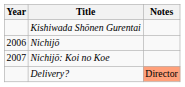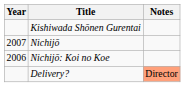(16, 43) 2006 -> (16, 43) 2007
(16, 58) 2007 -> (16, 58) 2006
